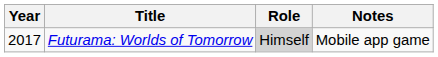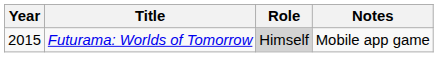(24, 39) 2017 -> (24, 39) 2015
